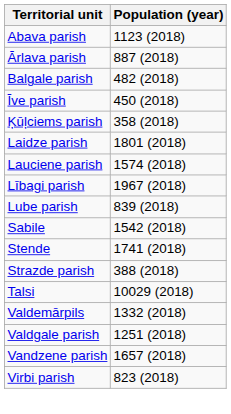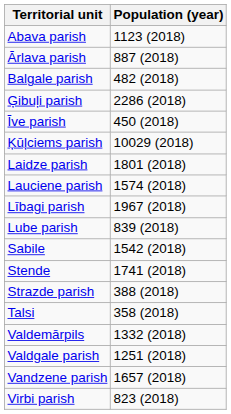+ row: (45, 100)
(146, 121) 358 (2018) -> (154, 143) 10029 (2018)
(154, 292) 10029 (2018) -> (146, 313) 358 (2018)
